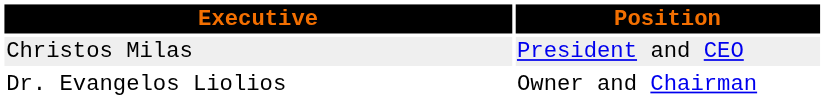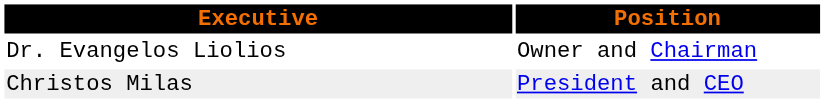rows swapped: (146, 84) <-> (100, 51)
